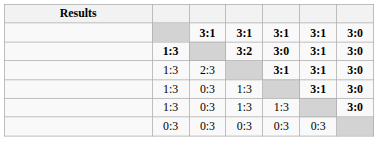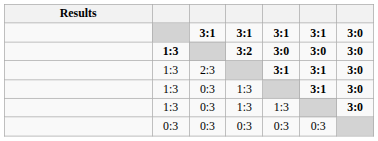(318, 51) 3:1 -> (318, 51) 3:0
